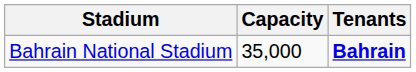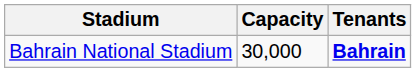(271, 51) 35,000 -> (271, 51) 30,000
